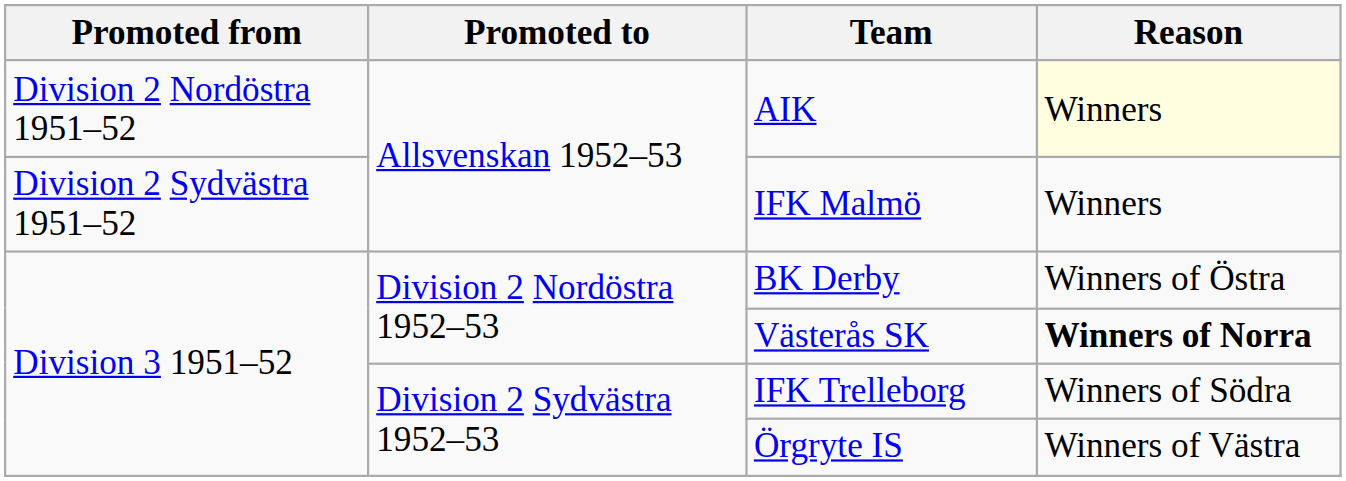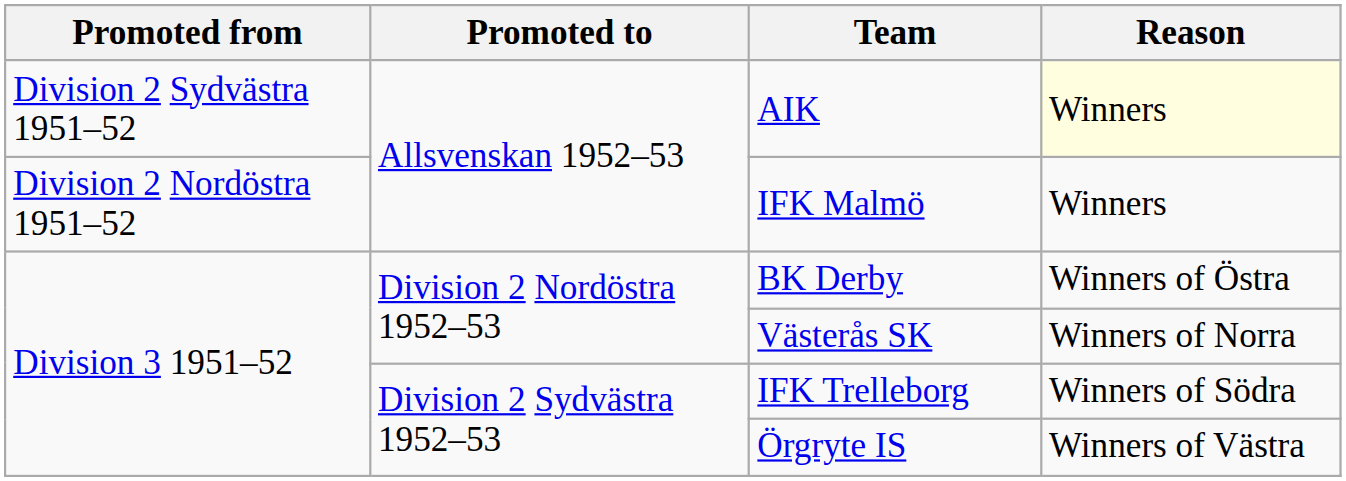(162, 108) Division 2 Nordöstra 1951–52 -> (161, 108) Division 2 Sydvästra 1951–52
(161, 203) Division 2 Sydvästra 1951–52 -> (162, 203) Division 2 Nordöstra 1951–52
(1178, 334) bold -> (1172, 334) normal
